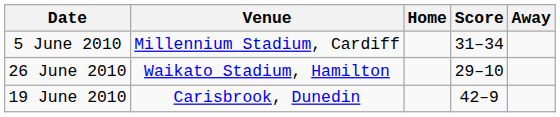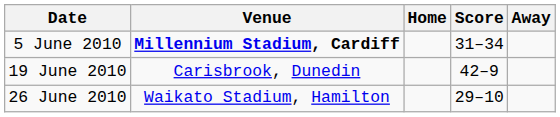(267, 45) normal -> (267, 45) bold
rows swapped: (68, 98) <-> (68, 71)
